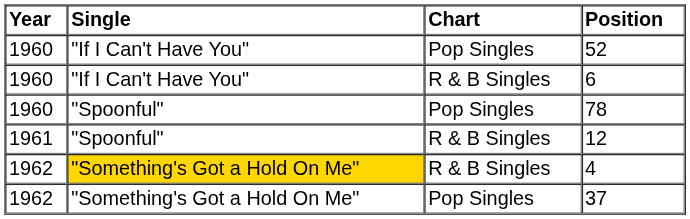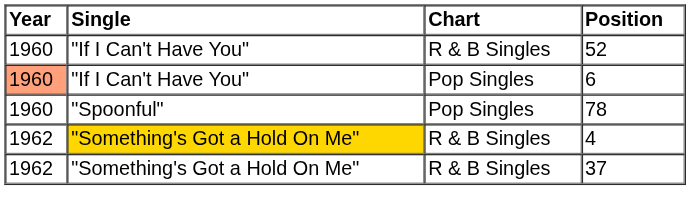(481, 49) Pop Singles -> (489, 49) R & B Singles
(31, 79) no background -> (31, 79) lightsalmon background
(489, 79) R & B Singles -> (481, 79) Pop Singles
- row: (596, 139)
(481, 198) Pop Singles -> (489, 168) R & B Singles
